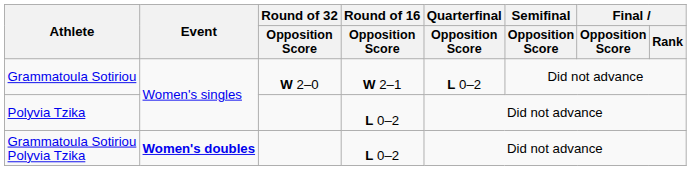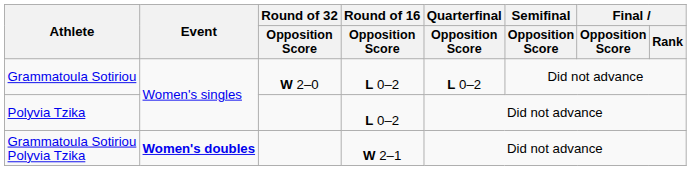(382, 85) W 2–1 -> (382, 85) L 0–2
(382, 156) L 0–2 -> (382, 156) W 2–1
